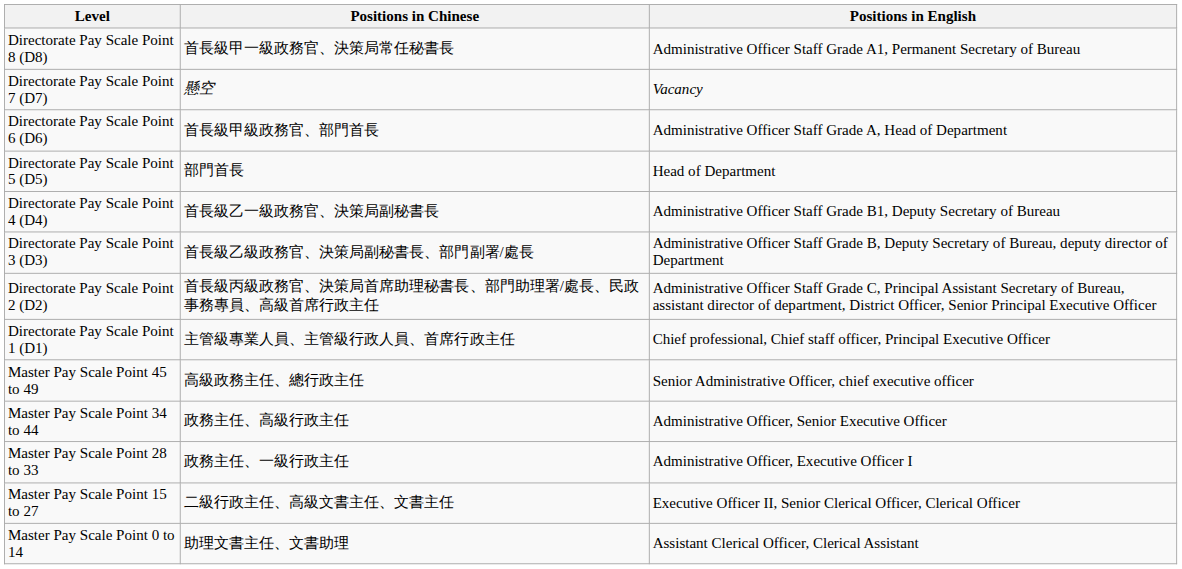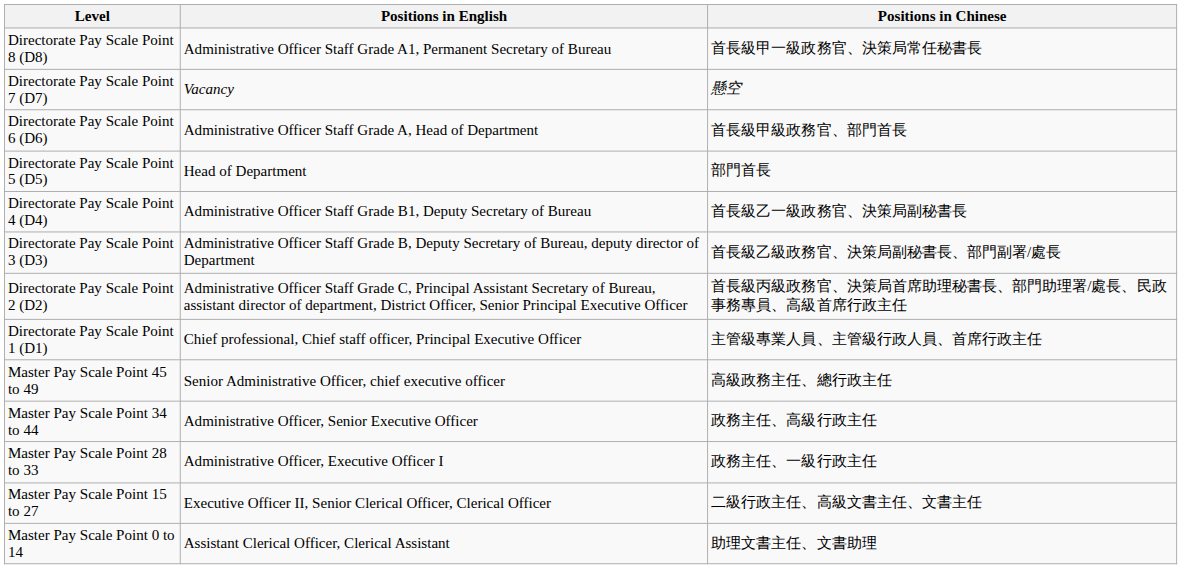columns swapped: (913, 16) <-> (415, 16)
